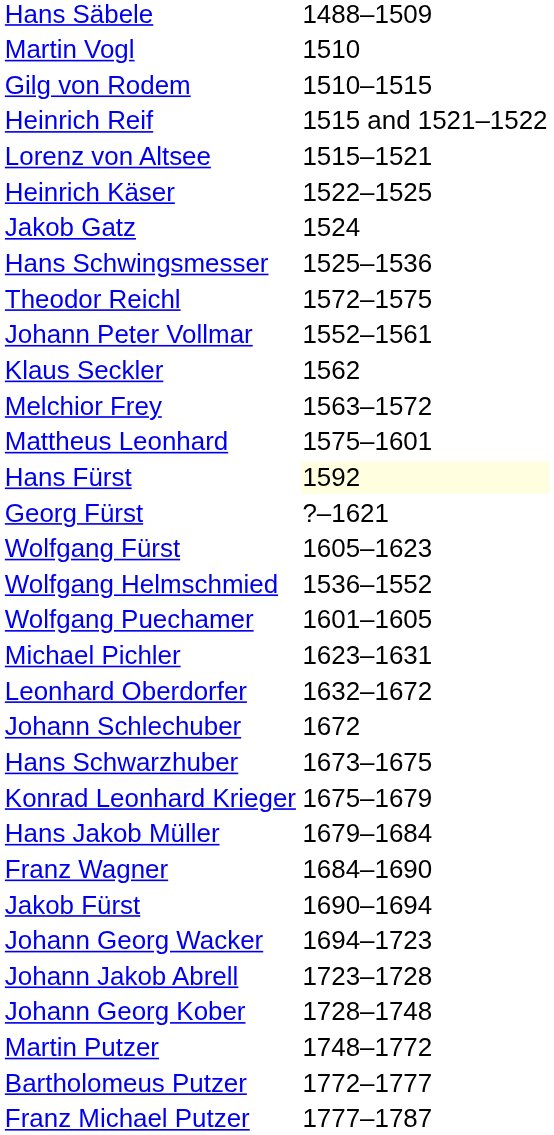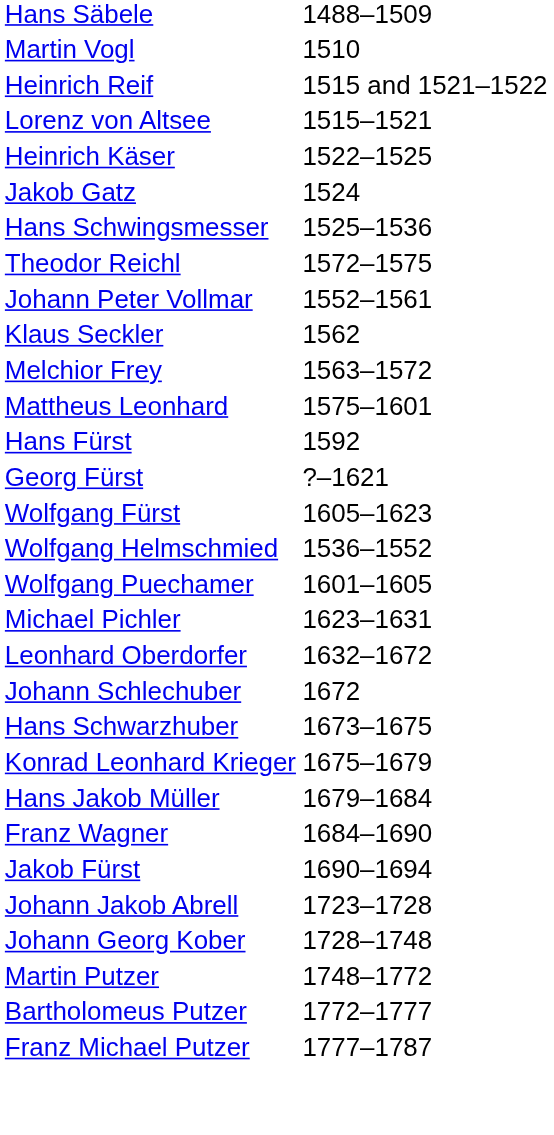- row: (98, 85)
(331, 477) lightyellow background -> (331, 441) no background
- row: (134, 940)
